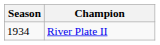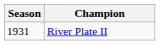(18, 31) 1934 -> (18, 31) 1931
